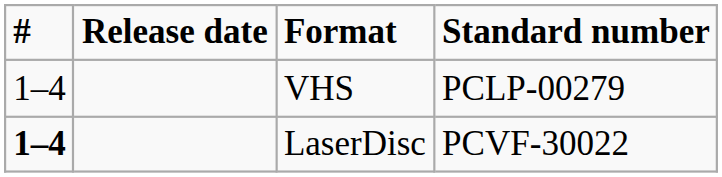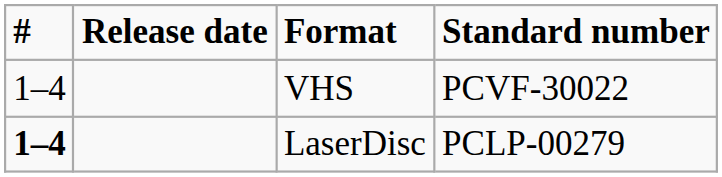(534, 87) PCLP-00279 -> (536, 87) PCVF-30022
(536, 143) PCVF-30022 -> (534, 143) PCLP-00279
